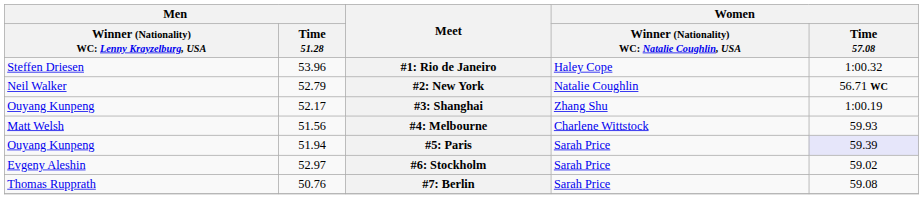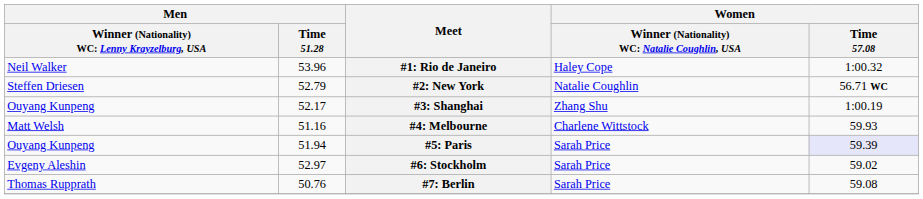(46, 67) Steffen Driesen -> (37, 67) Neil Walker
(37, 86) Neil Walker -> (46, 86) Steffen Driesen
(312, 125) 51.56 -> (312, 125) 51.16
